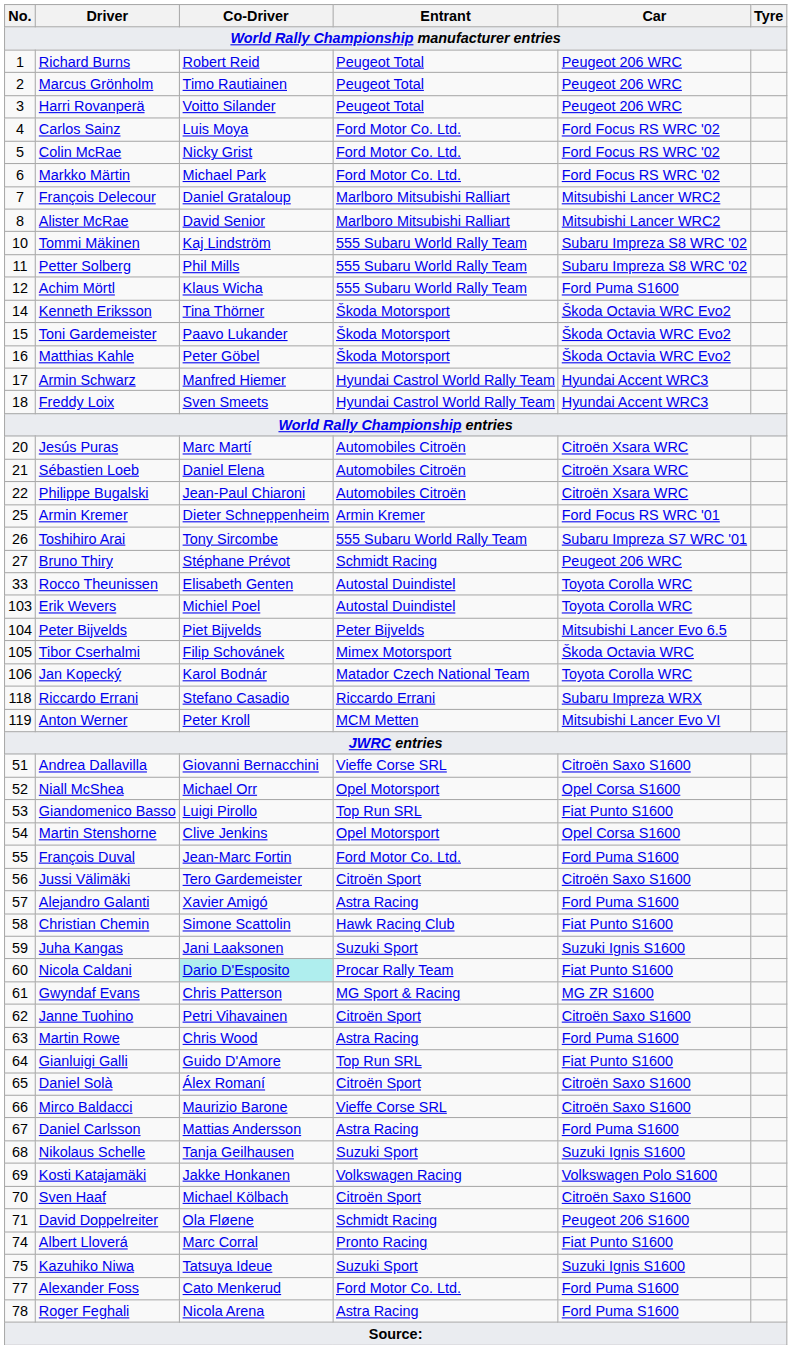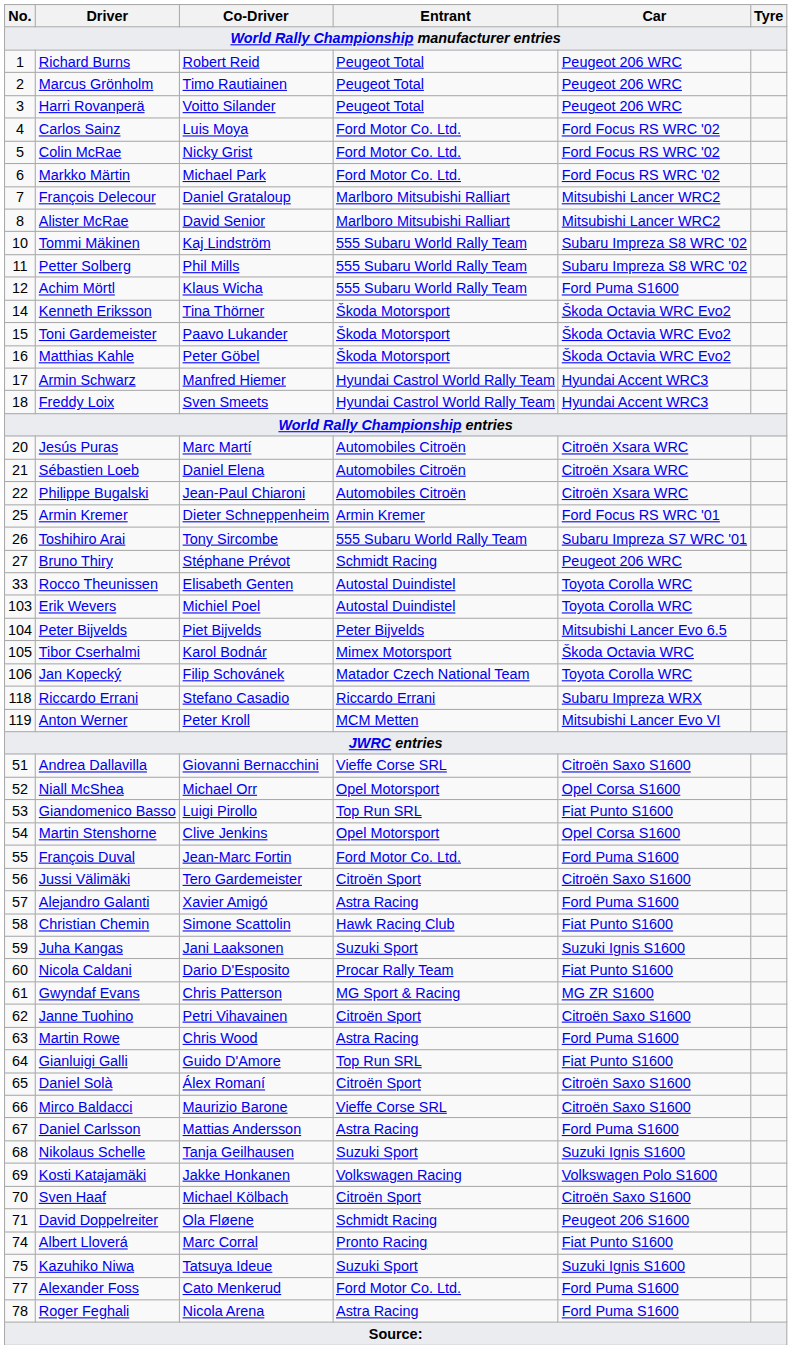(233, 652) Filip Schovánek -> (225, 652) Karol Bodnár
(225, 674) Karol Bodnár -> (233, 674) Filip Schovánek
(236, 970) paleturquoise background -> (236, 970) no background
